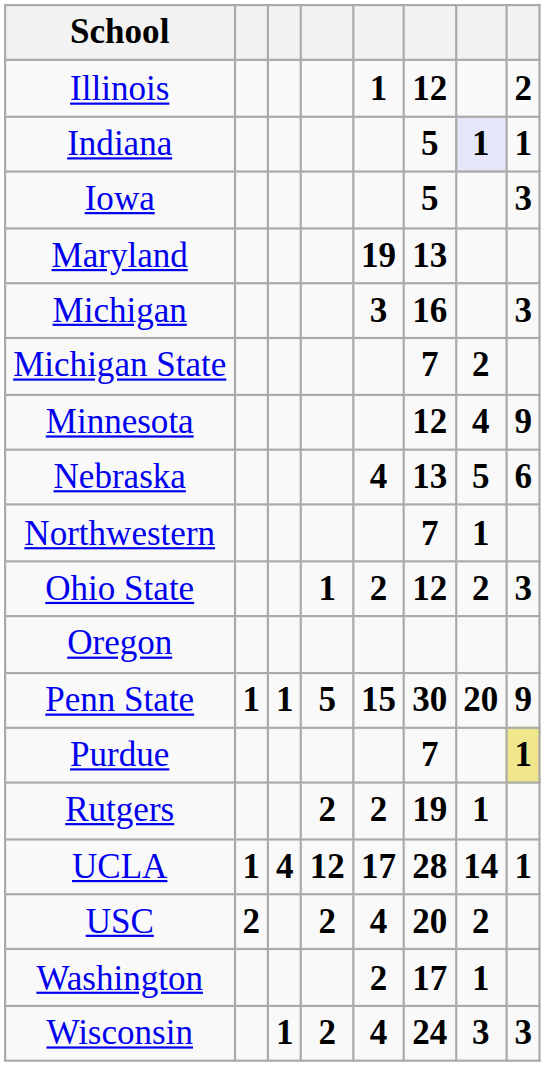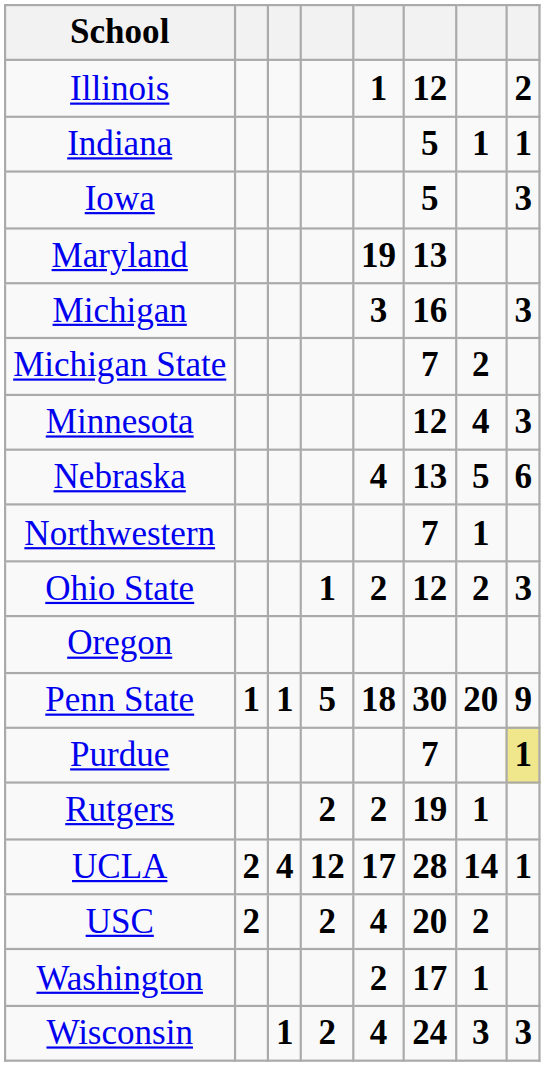(481, 143) lavender background -> (481, 143) no background
(523, 421) 9 -> (523, 421) 3
(378, 699) 15 -> (378, 699) 18
(251, 865) 1 -> (251, 865) 2
